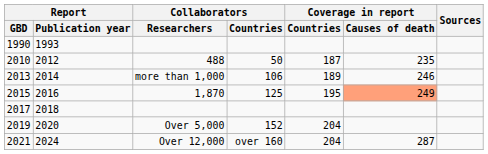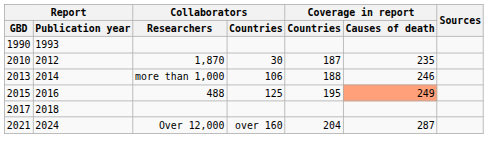(215, 61) 488 -> (209, 61) 1,870
(277, 61) 50 -> (277, 61) 30
(332, 77) 189 -> (332, 77) 188
(209, 93) 1,870 -> (215, 93) 488
- row: (19, 125)
